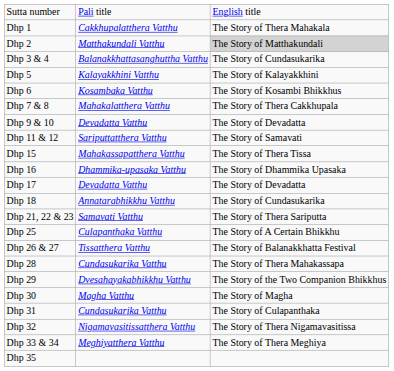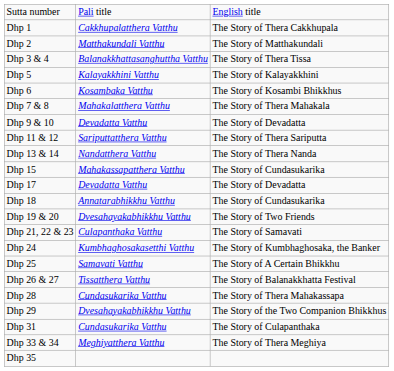(271, 28) The Story of Thera Mahakala -> (275, 28) The Story of Thera Cakkhupala
(268, 43) lightgrey background -> (268, 43) no background
(269, 59) The Story of Cundasukarika -> (262, 59) The Story of Thera Tissa
(275, 106) The Story of Thera Cakkhupala -> (271, 106) The Story of Thera Mahakala
(257, 138) The Story of Samavati -> (269, 138) The Story of Thera Sariputta
+ row: (33, 153)
(262, 153) The Story of Thera Tissa -> (269, 169) The Story of Cundasukarika
- row: (21, 169)
+ row: (33, 216)
(111, 216) Samavati Vatthu -> (120, 232) Culapanthaka Vatthu
(269, 216) The Story of Thera Sariputta -> (257, 232) The Story of Samavati
+ row: (21, 248)
(120, 232) Culapanthaka Vatthu -> (111, 264) Samavati Vatthu
- row: (21, 295)
- row: (21, 327)
